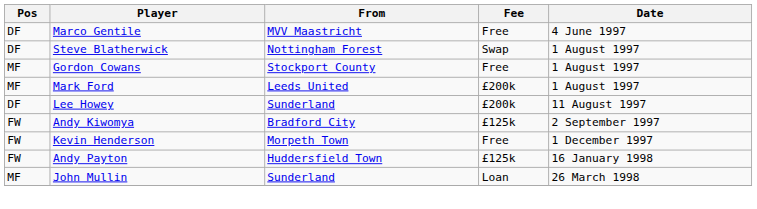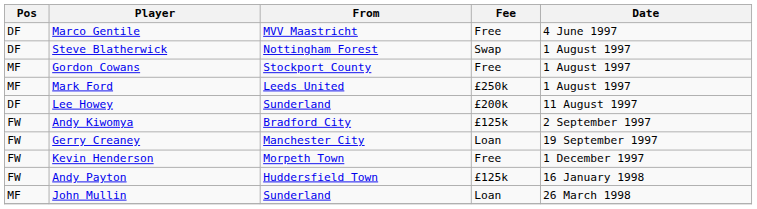(499, 86) £200k -> (491, 86) £250k
+ row: (96, 141)
